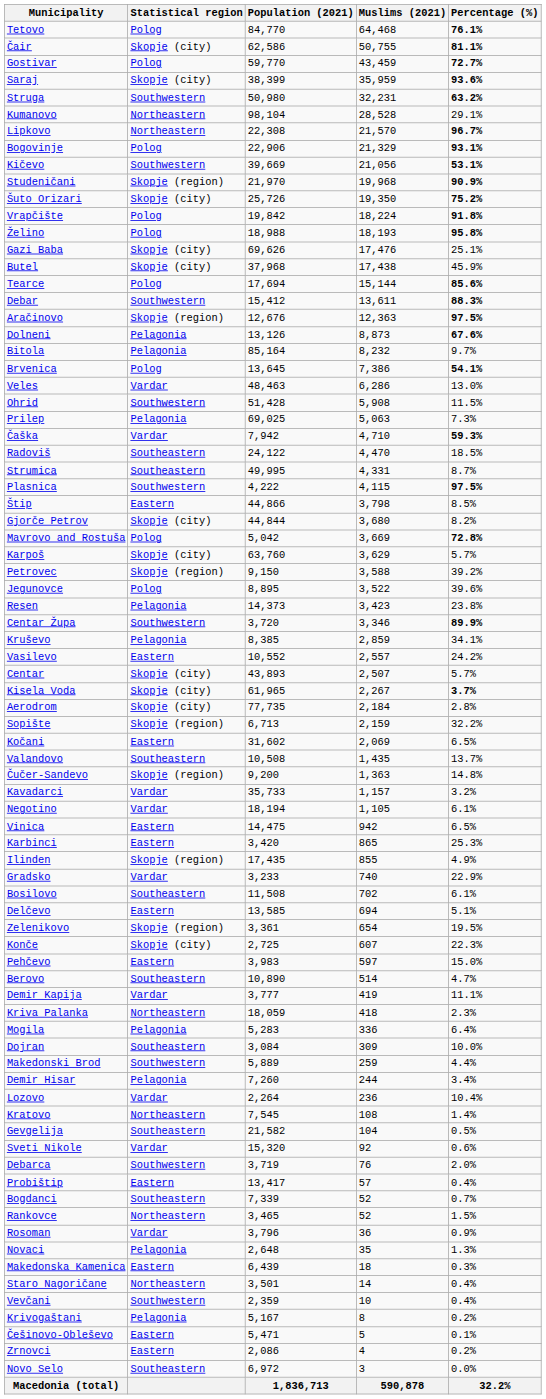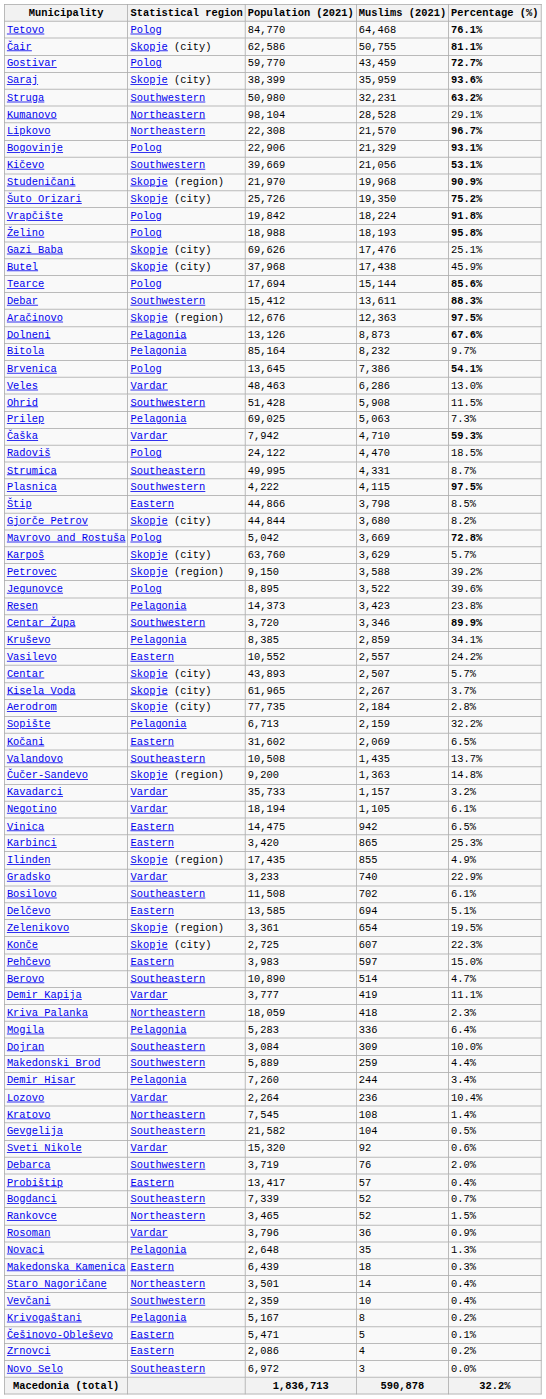(168, 454) Southeastern -> (146, 454) Polog
(464, 691) bold -> (464, 691) normal
(177, 725) Skopje (region) -> (159, 725) Pelagonia
